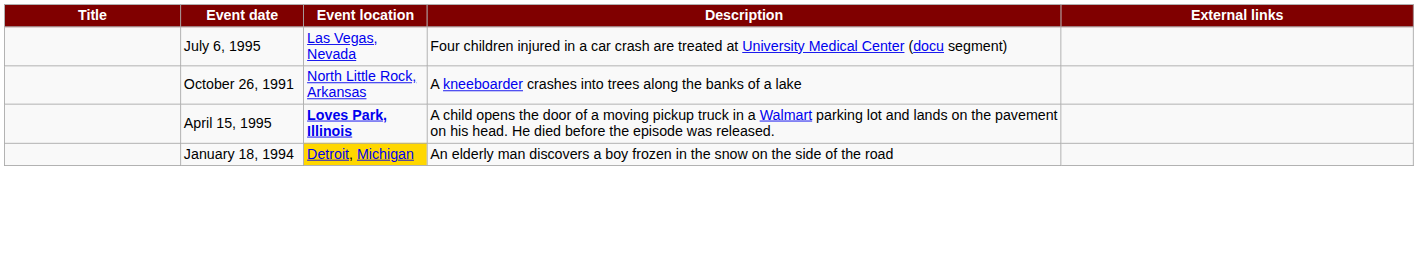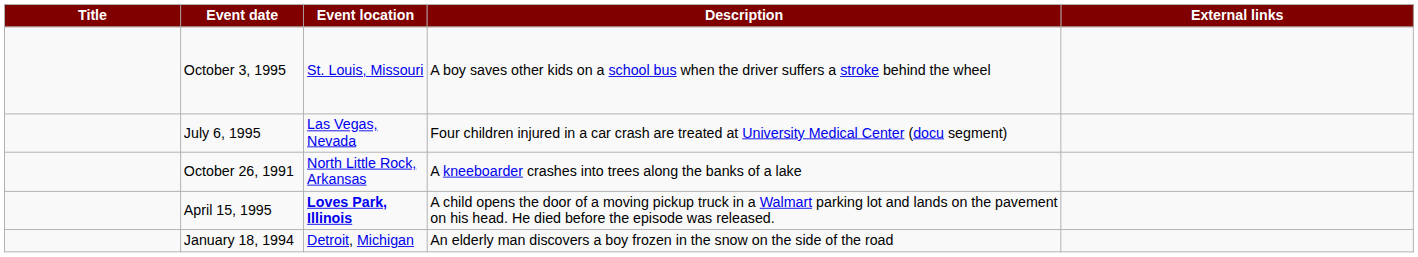+ row: (235, 70)
(361, 154) gold background -> (361, 240) no background
